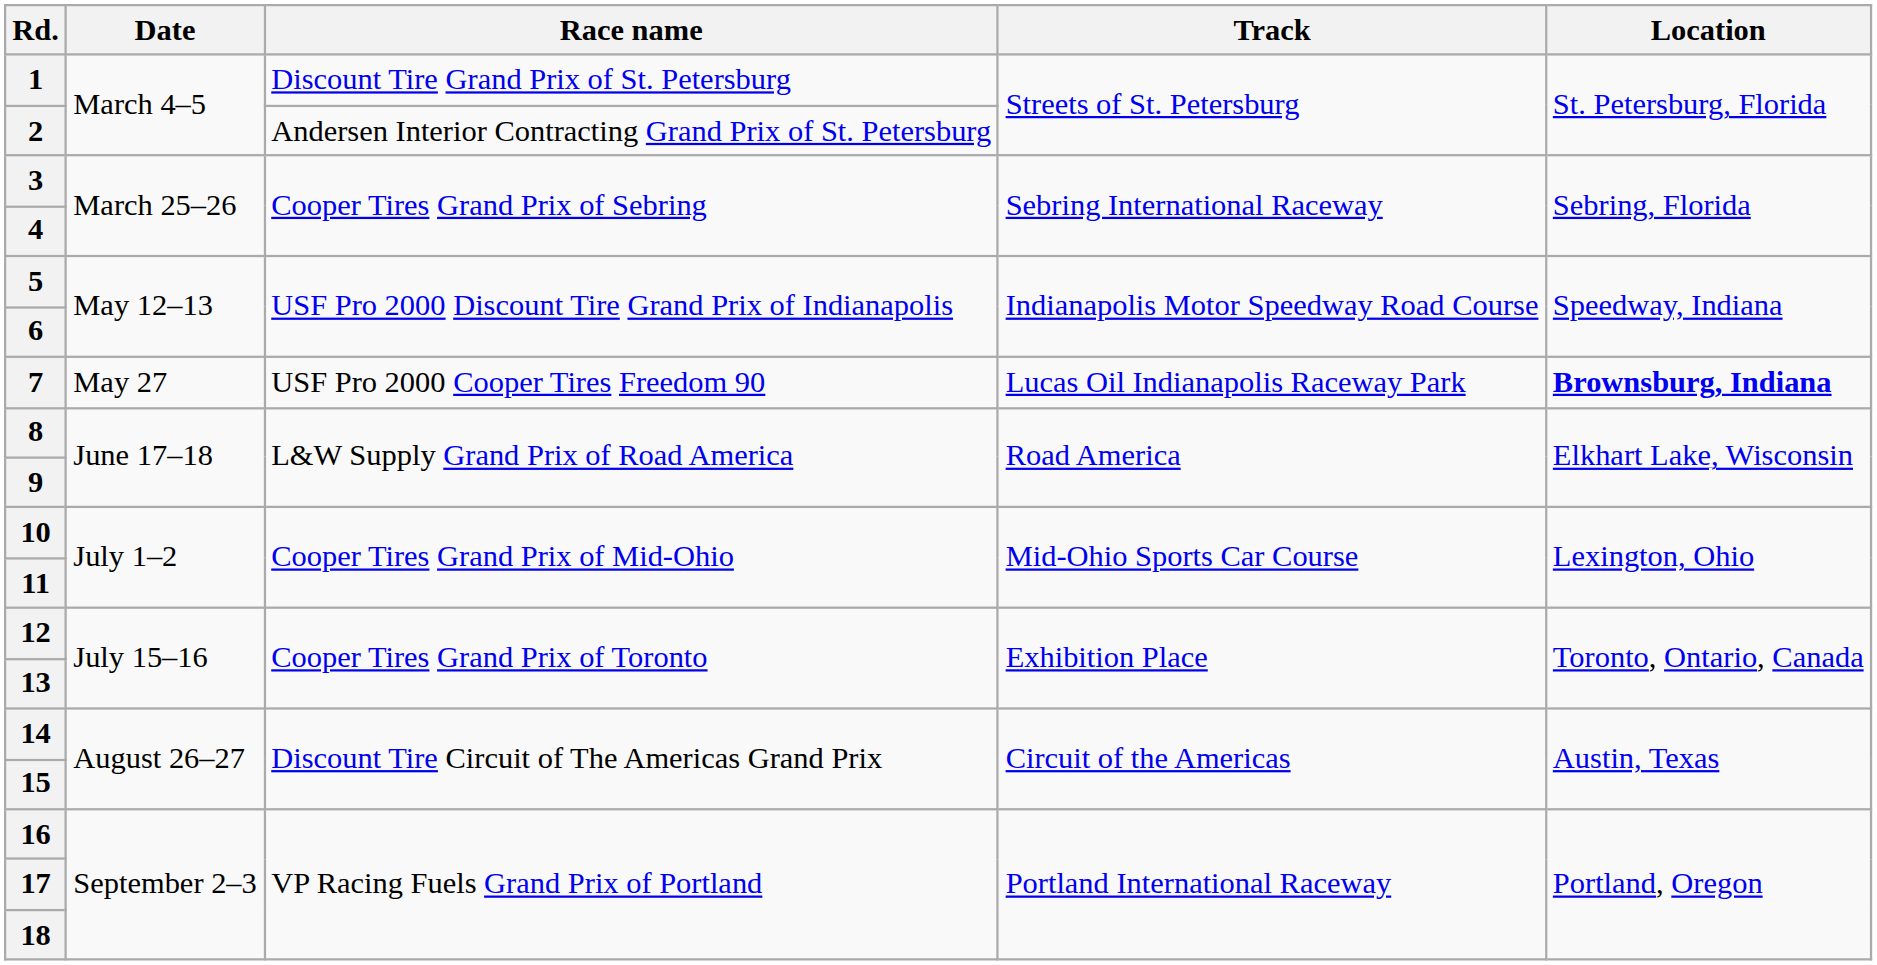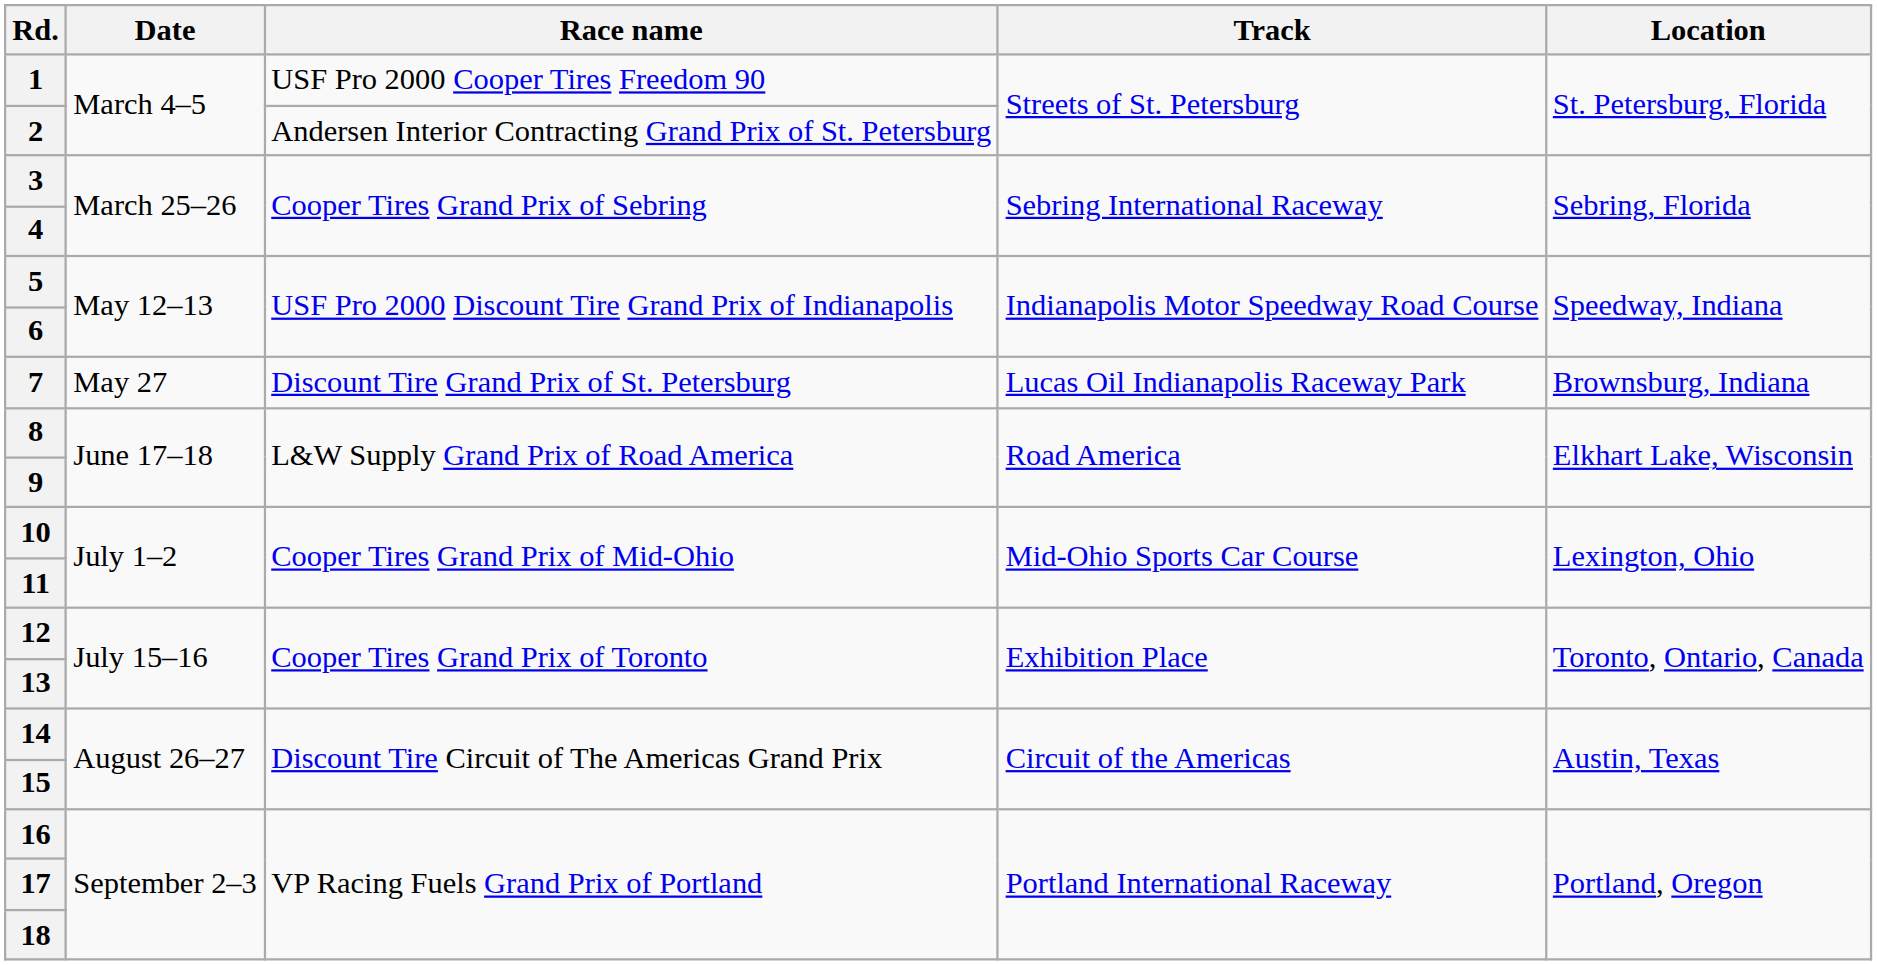(531, 79) Discount Tire Grand Prix of St. Petersburg -> (518, 79) USF Pro 2000 Cooper Tires Freedom 90
(518, 381) USF Pro 2000 Cooper Tires Freedom 90 -> (531, 381) Discount Tire Grand Prix of St. Petersburg
(1692, 381) bold -> (1681, 381) normal
